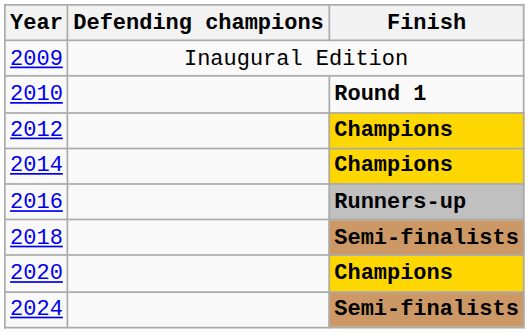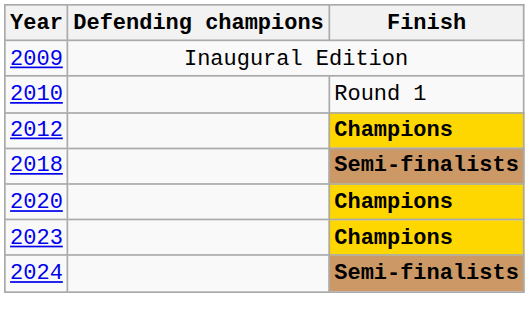(380, 94) bold -> (380, 94) normal
- row: (36, 166)
- row: (36, 202)
+ row: (36, 238)
